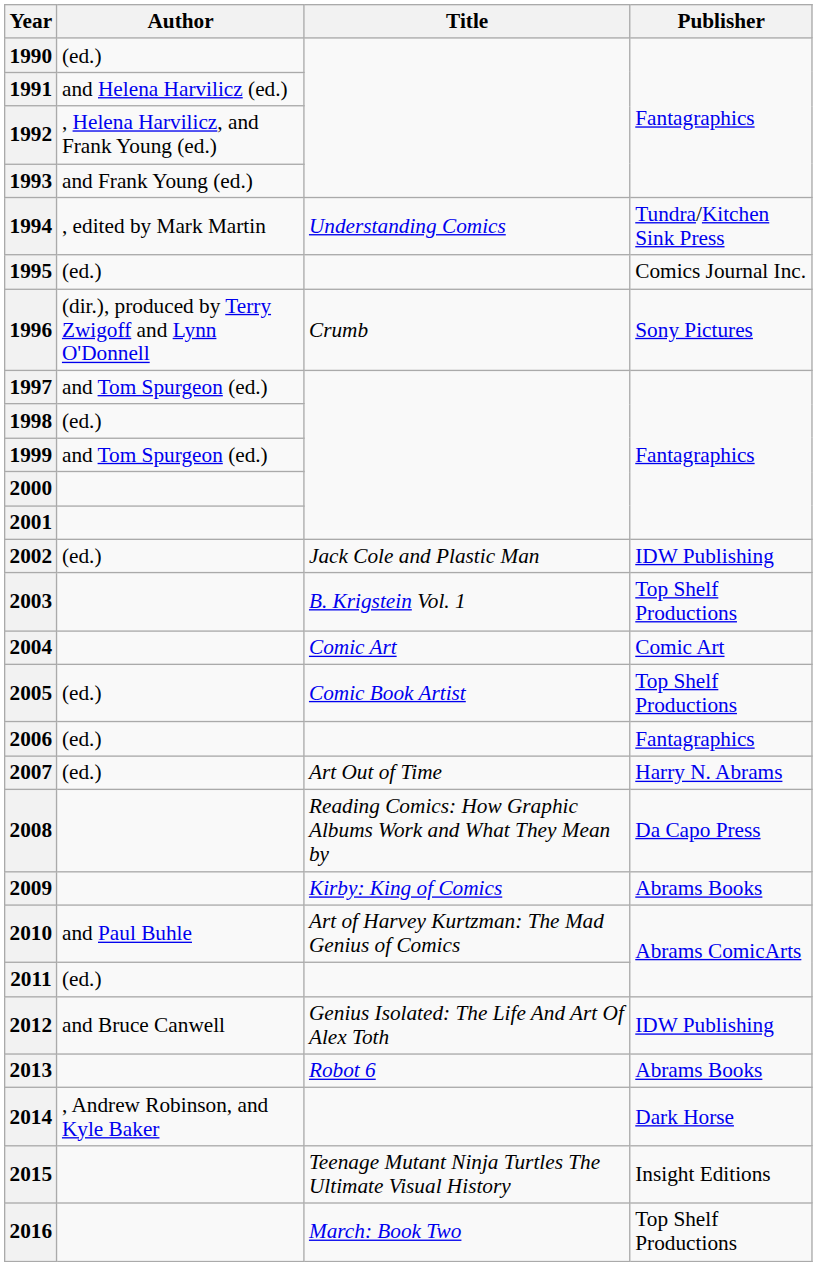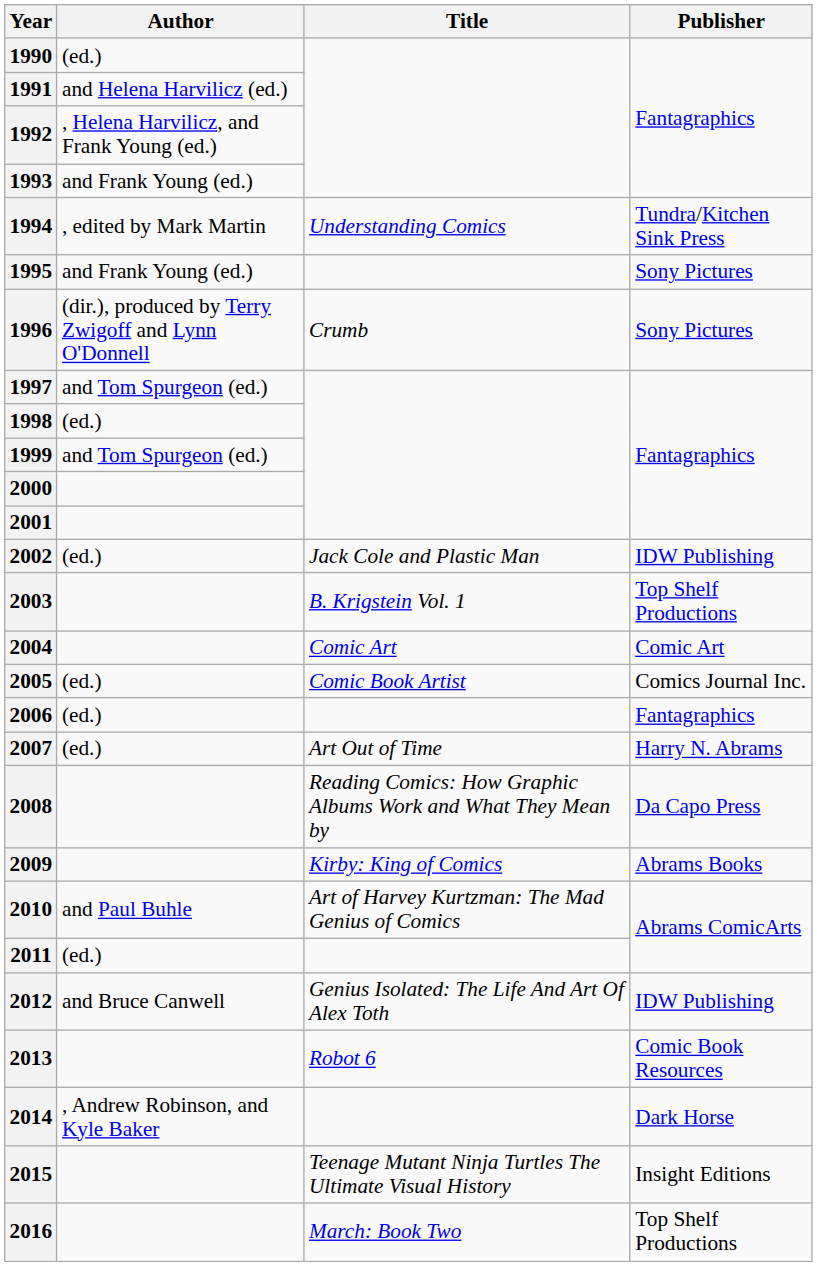(82, 271) (ed.) -> (157, 271) and Frank Young (ed.)
(721, 271) Comics Journal Inc. -> (694, 271) Sony Pictures
(686, 693) Top Shelf Productions -> (721, 681) Comics Journal Inc.
(699, 1070) Abrams Books -> (689, 1058) Comic Book Resources
